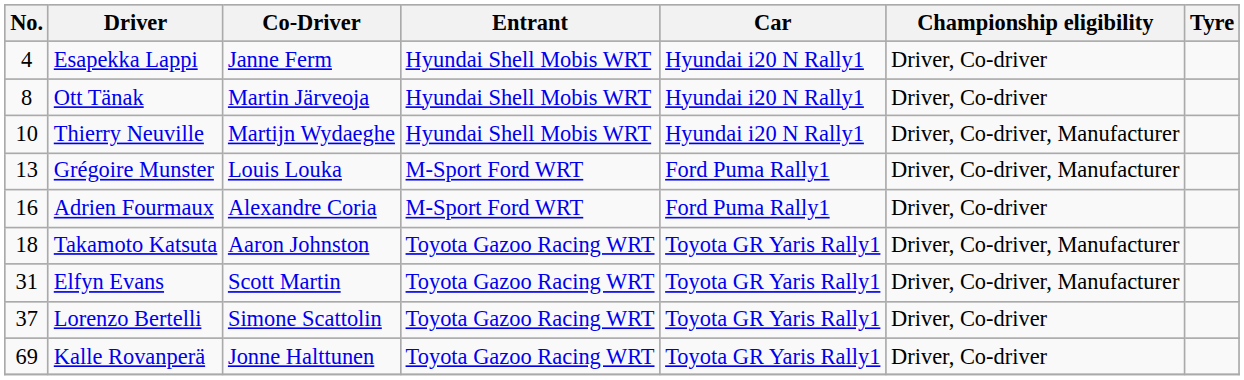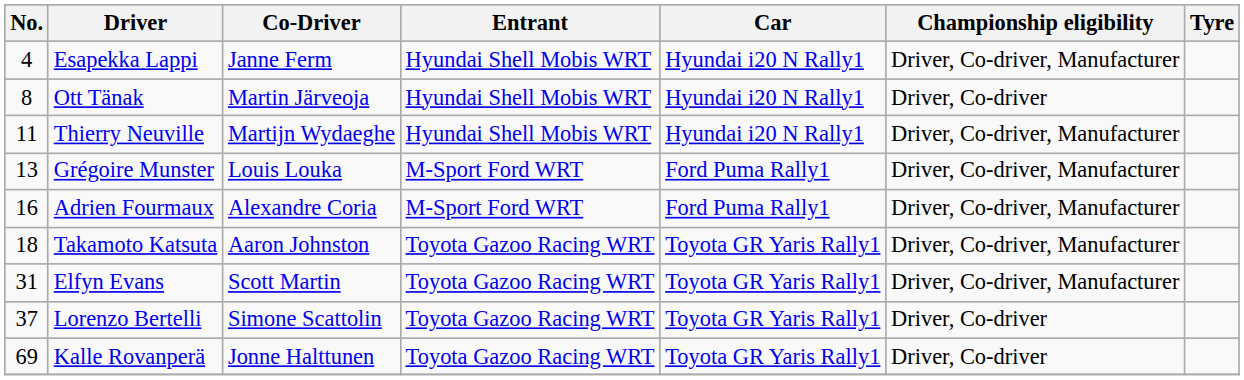(969, 59) Driver, Co-driver -> (1035, 59) Driver, Co-driver, Manufacturer
(27, 133) 10 -> (27, 133) 11
(969, 207) Driver, Co-driver -> (1035, 207) Driver, Co-driver, Manufacturer
